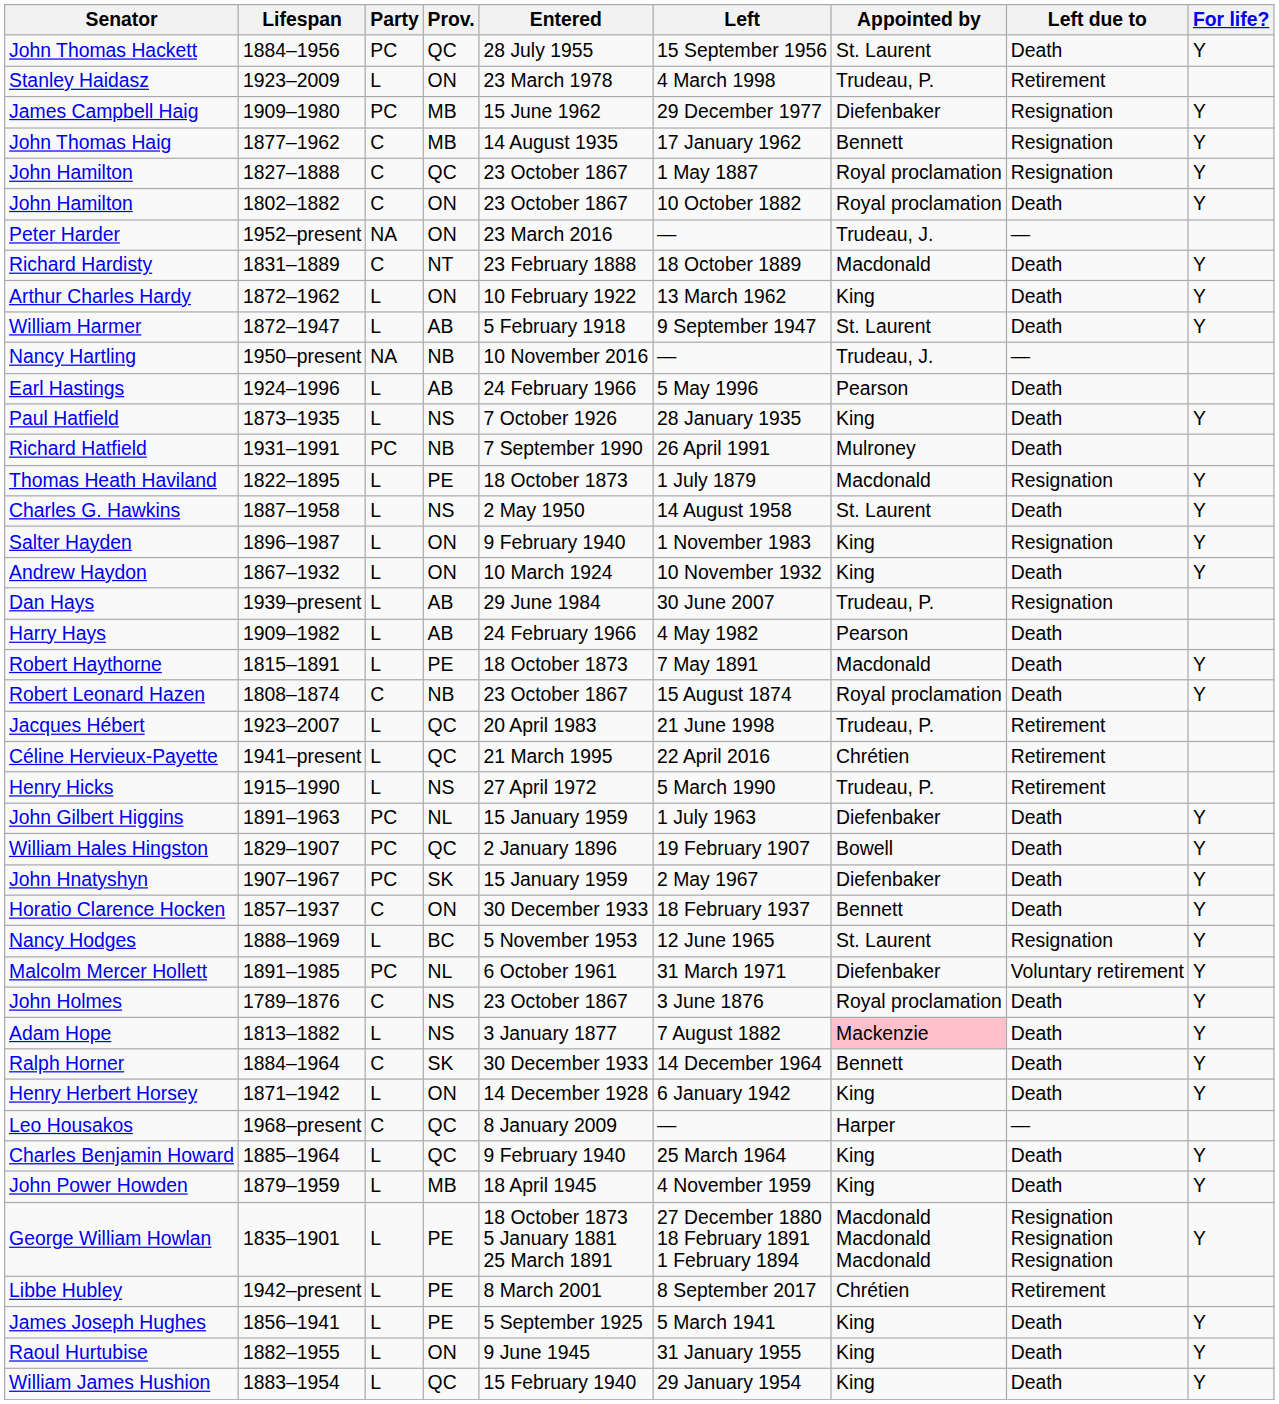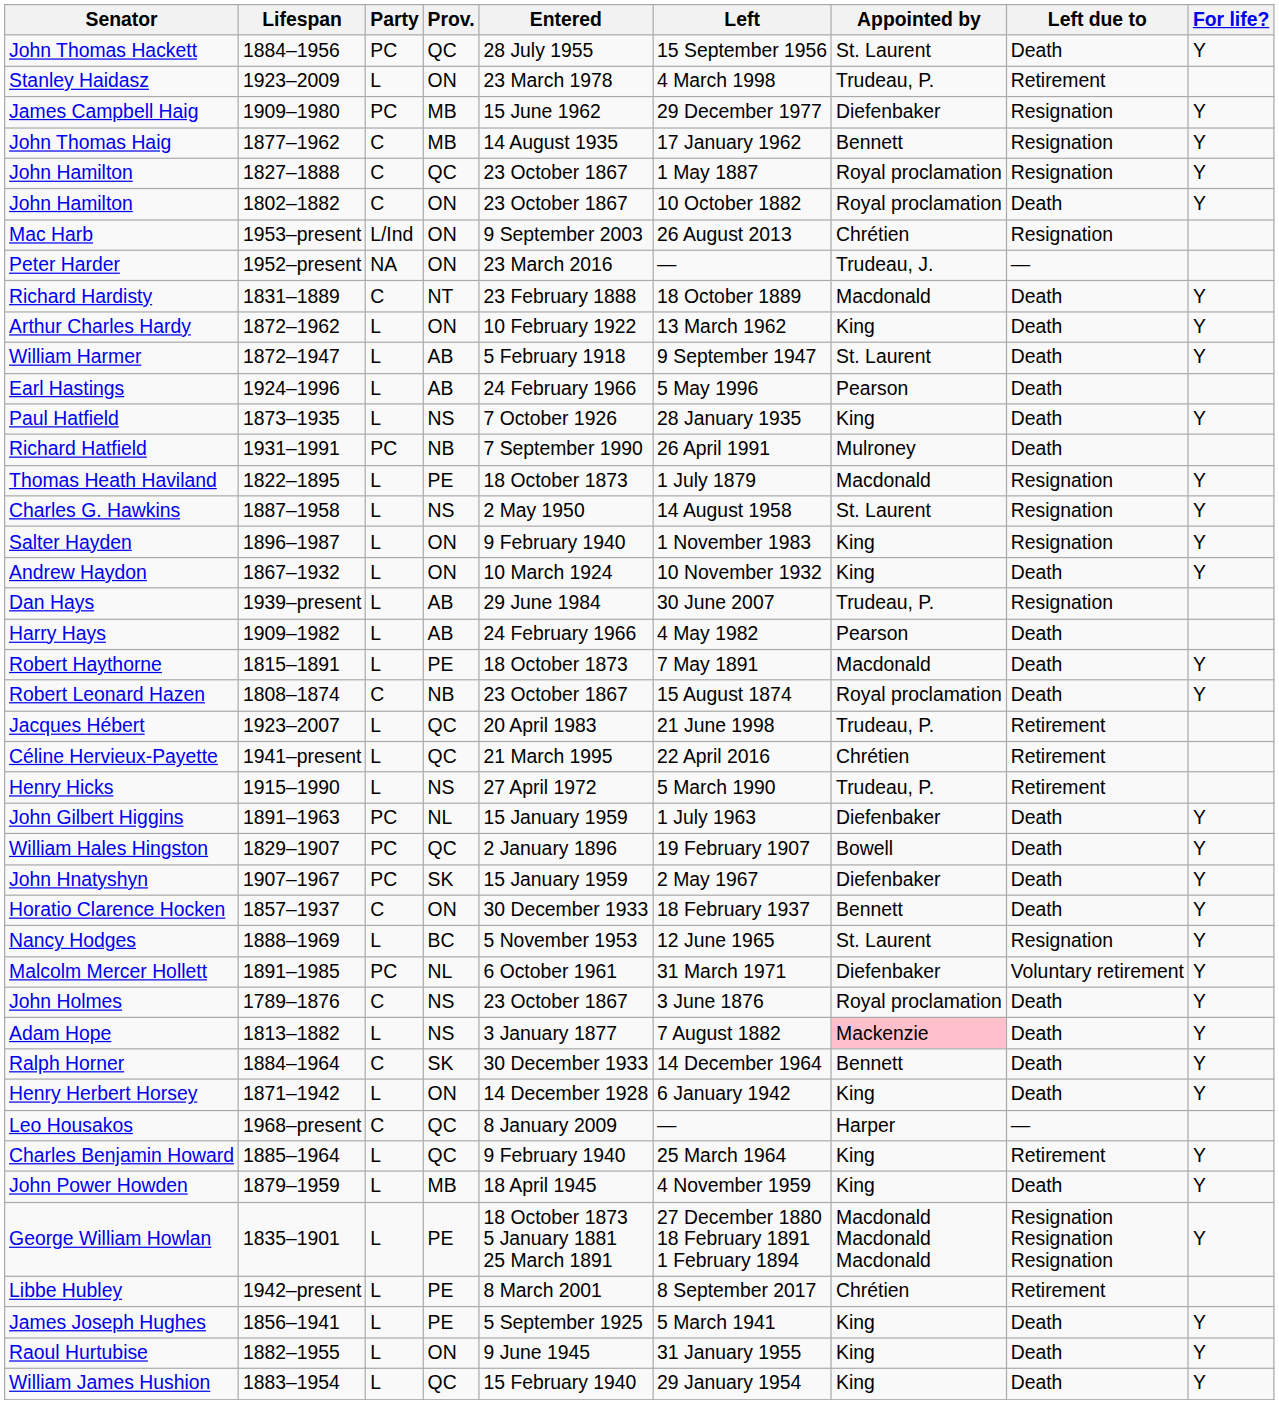+ row: (51, 234)
- row: (73, 357)
(1037, 511) Death -> (1062, 511) Resignation
(1037, 1155) Death -> (1058, 1155) Retirement
